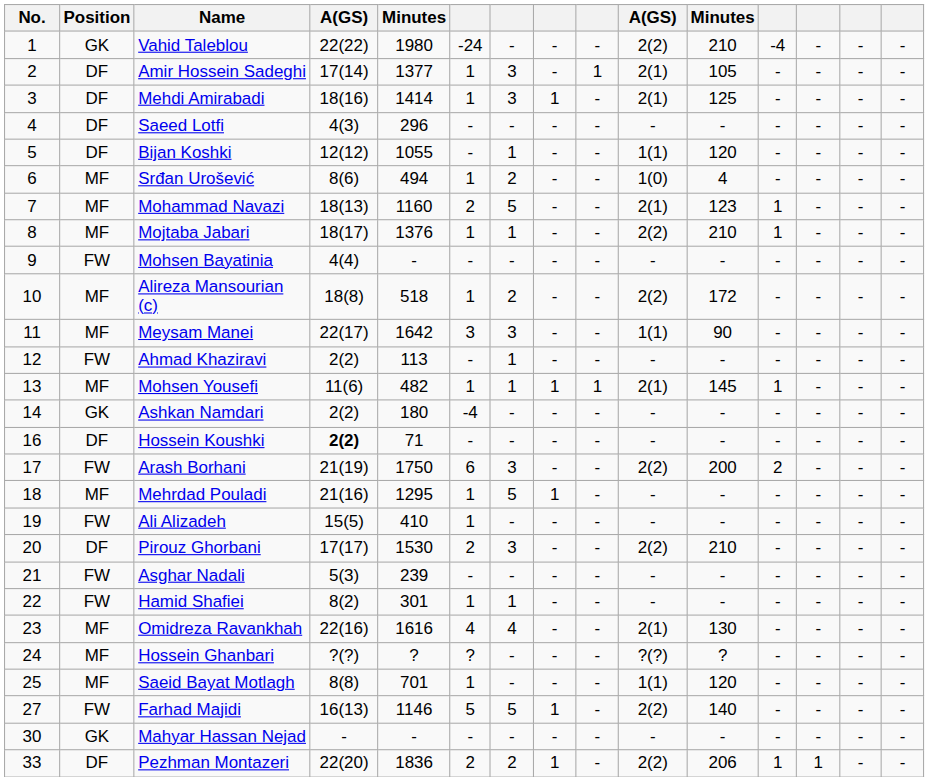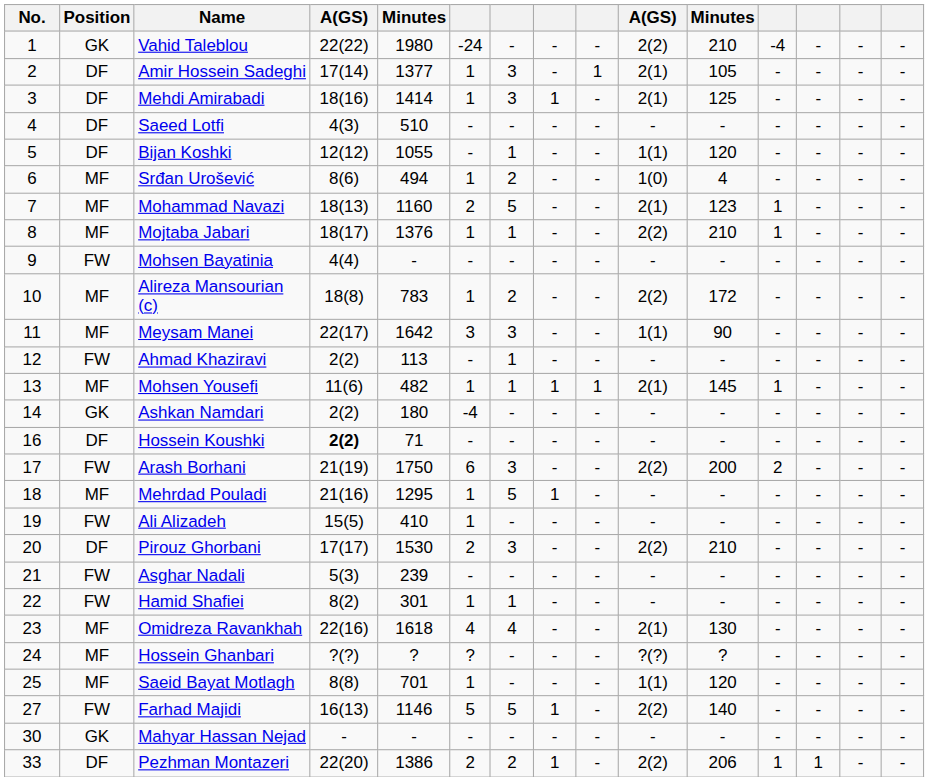(414, 125) 296 -> (414, 125) 510
(414, 296) 518 -> (414, 296) 783
(414, 628) 1616 -> (414, 628) 1618
(414, 763) 1836 -> (414, 763) 1386
